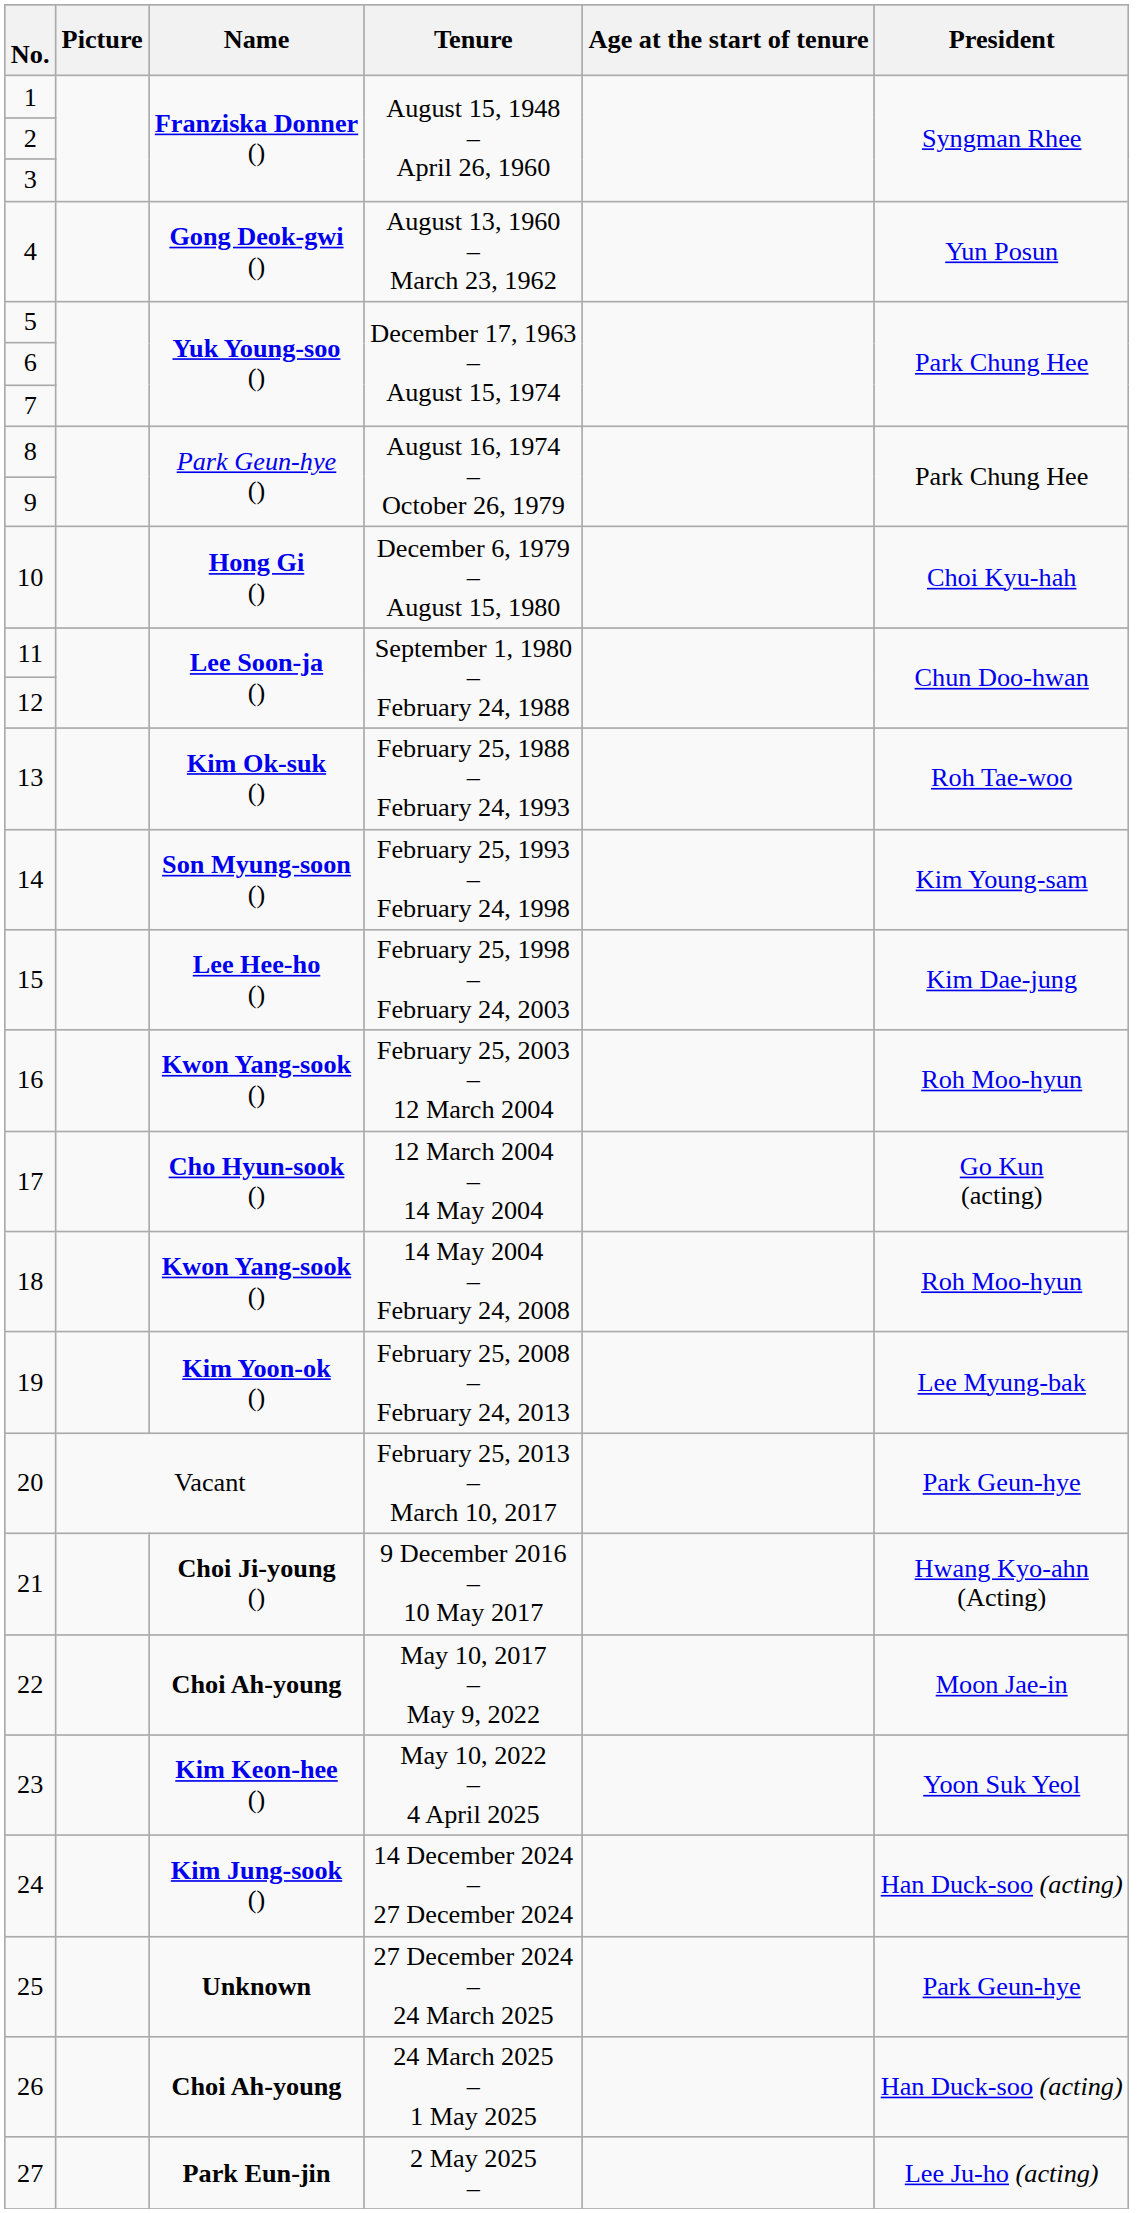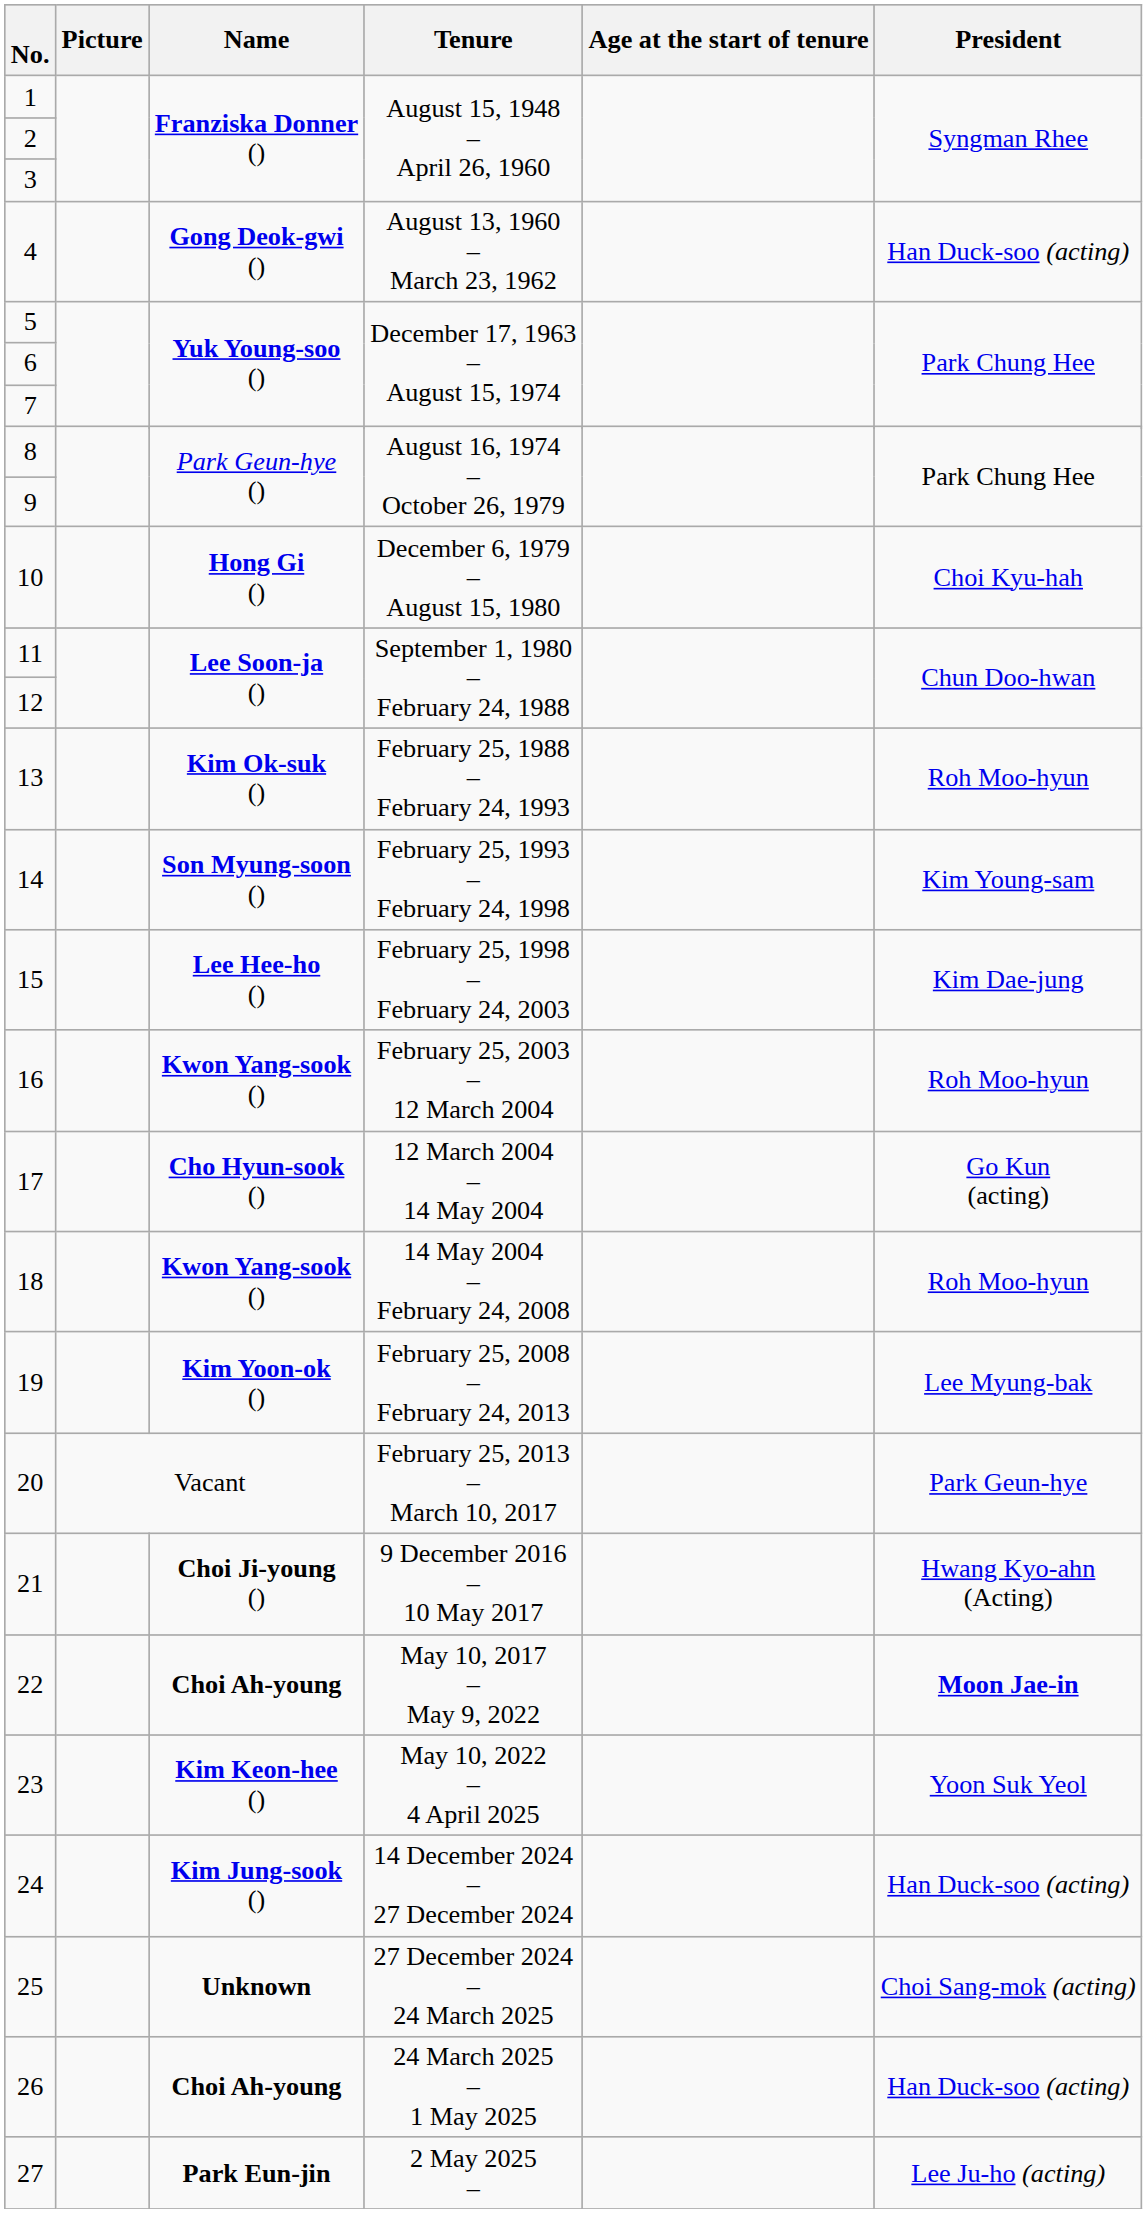(1002, 250) Yun Posun -> (1008, 250) Han Duck-soo (acting)
(1002, 778) Roh Tae-woo -> (1008, 778) Roh Moo-hyun
(1002, 1684) normal -> (1008, 1684) bold
(1002, 1986) Park Geun-hye -> (1008, 1986) Choi Sang-mok (acting)
